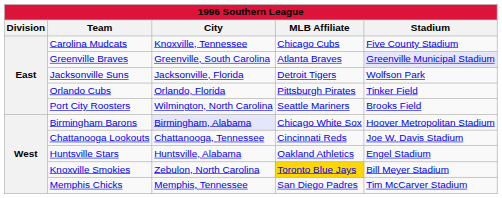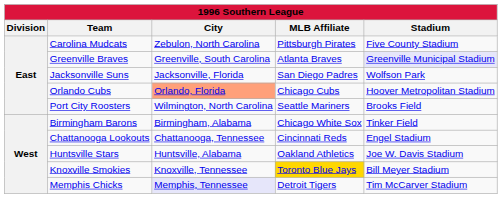(201, 43) Knoxville, Tennessee -> (207, 43) Zebulon, North Carolina
(308, 43) Chicago Cubs -> (316, 43) Pittsburgh Pirates
(307, 75) Detroit Tigers -> (318, 75) San Diego Padres
(190, 91) no background -> (190, 91) lightsalmon background
(316, 91) Pittsburgh Pirates -> (308, 91) Chicago Cubs
(392, 91) Tinker Field -> (430, 91) Hoover Metropolitan Stadium
(203, 122) lavender background -> (203, 122) no background
(430, 122) Hoover Metropolitan Stadium -> (392, 122) Tinker Field
(415, 138) Joe W. Davis Stadium -> (398, 138) Engel Stadium
(398, 153) Engel Stadium -> (415, 153) Joe W. Davis Stadium
(207, 169) Zebulon, North Carolina -> (201, 169) Knoxville, Tennessee
(201, 185) no background -> (201, 185) lavender background
(318, 185) San Diego Padres -> (307, 185) Detroit Tigers
